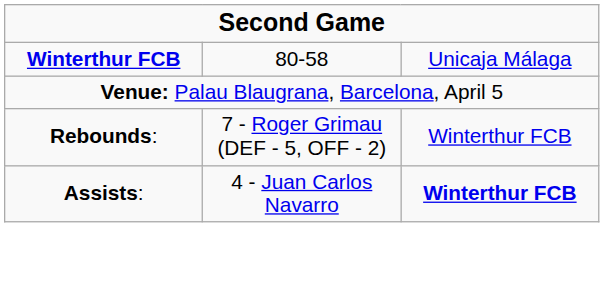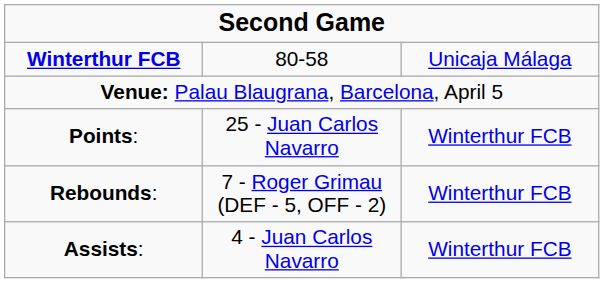+ row: (104, 136)
(500, 193) bold -> (500, 249) normal
